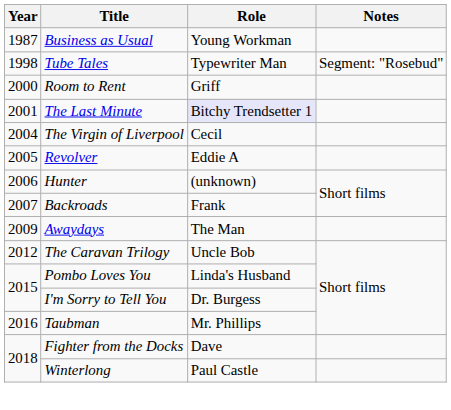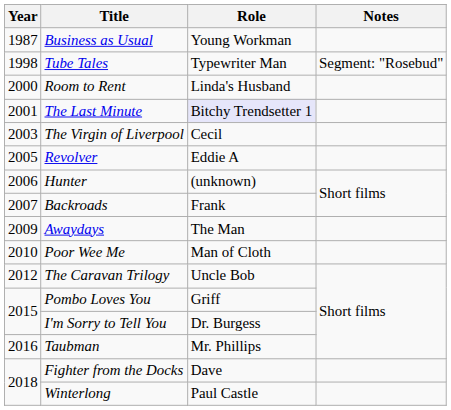(205, 87) Griff -> (241, 87) Linda's Husband
(23, 134) 2004 -> (23, 134) 2003
+ row: (85, 252)
(241, 275) Linda's Husband -> (205, 299) Griff
